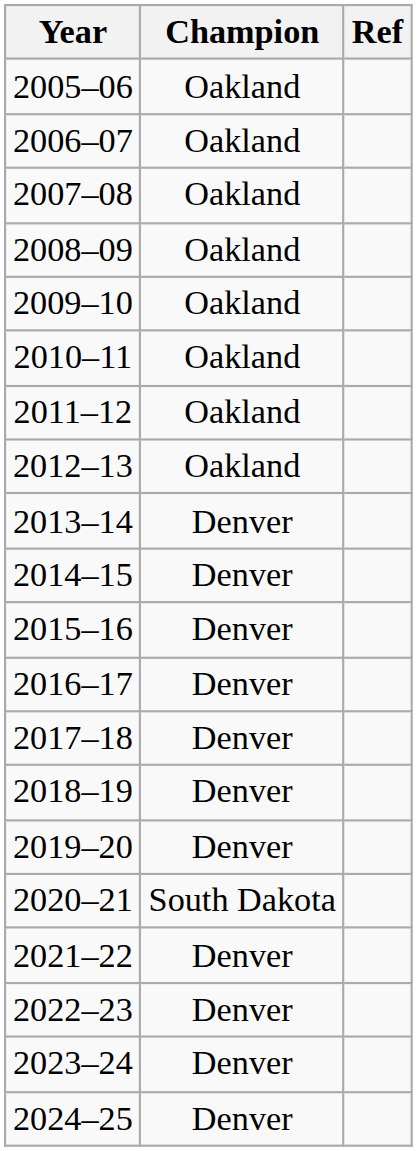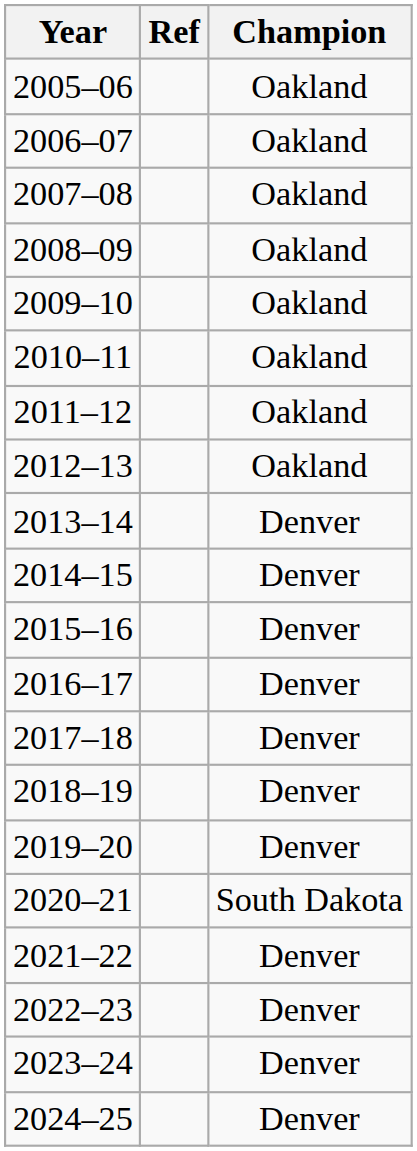columns swapped: (242, 31) <-> (377, 31)
